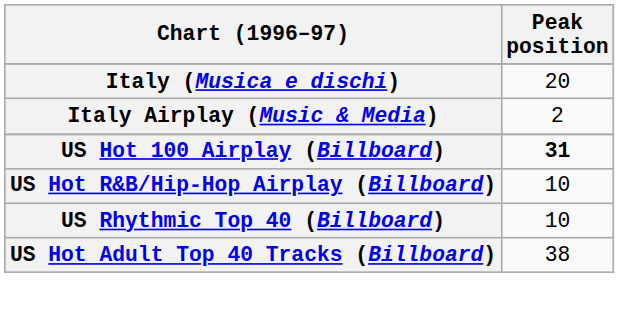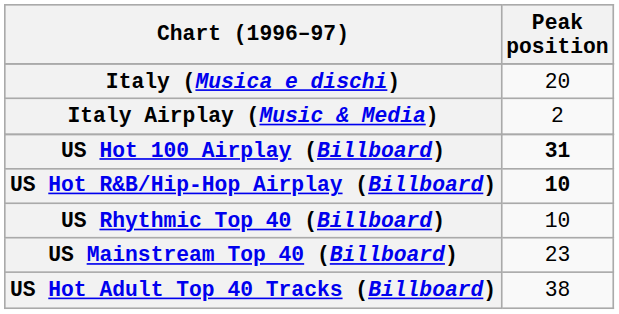(557, 186) normal -> (557, 186) bold
+ row: (253, 255)
